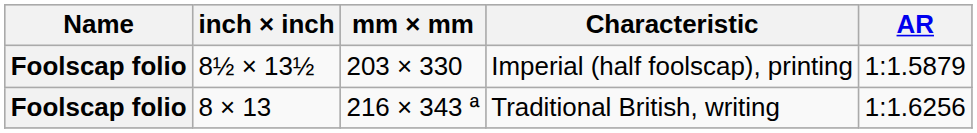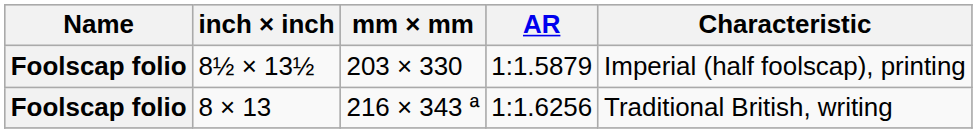columns swapped: (915, 25) <-> (672, 25)
